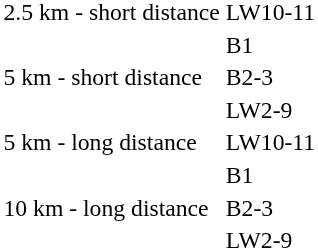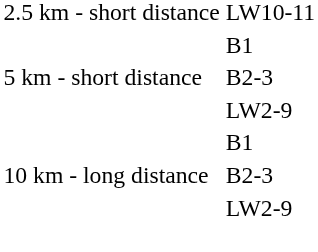- row: (100, 142)
